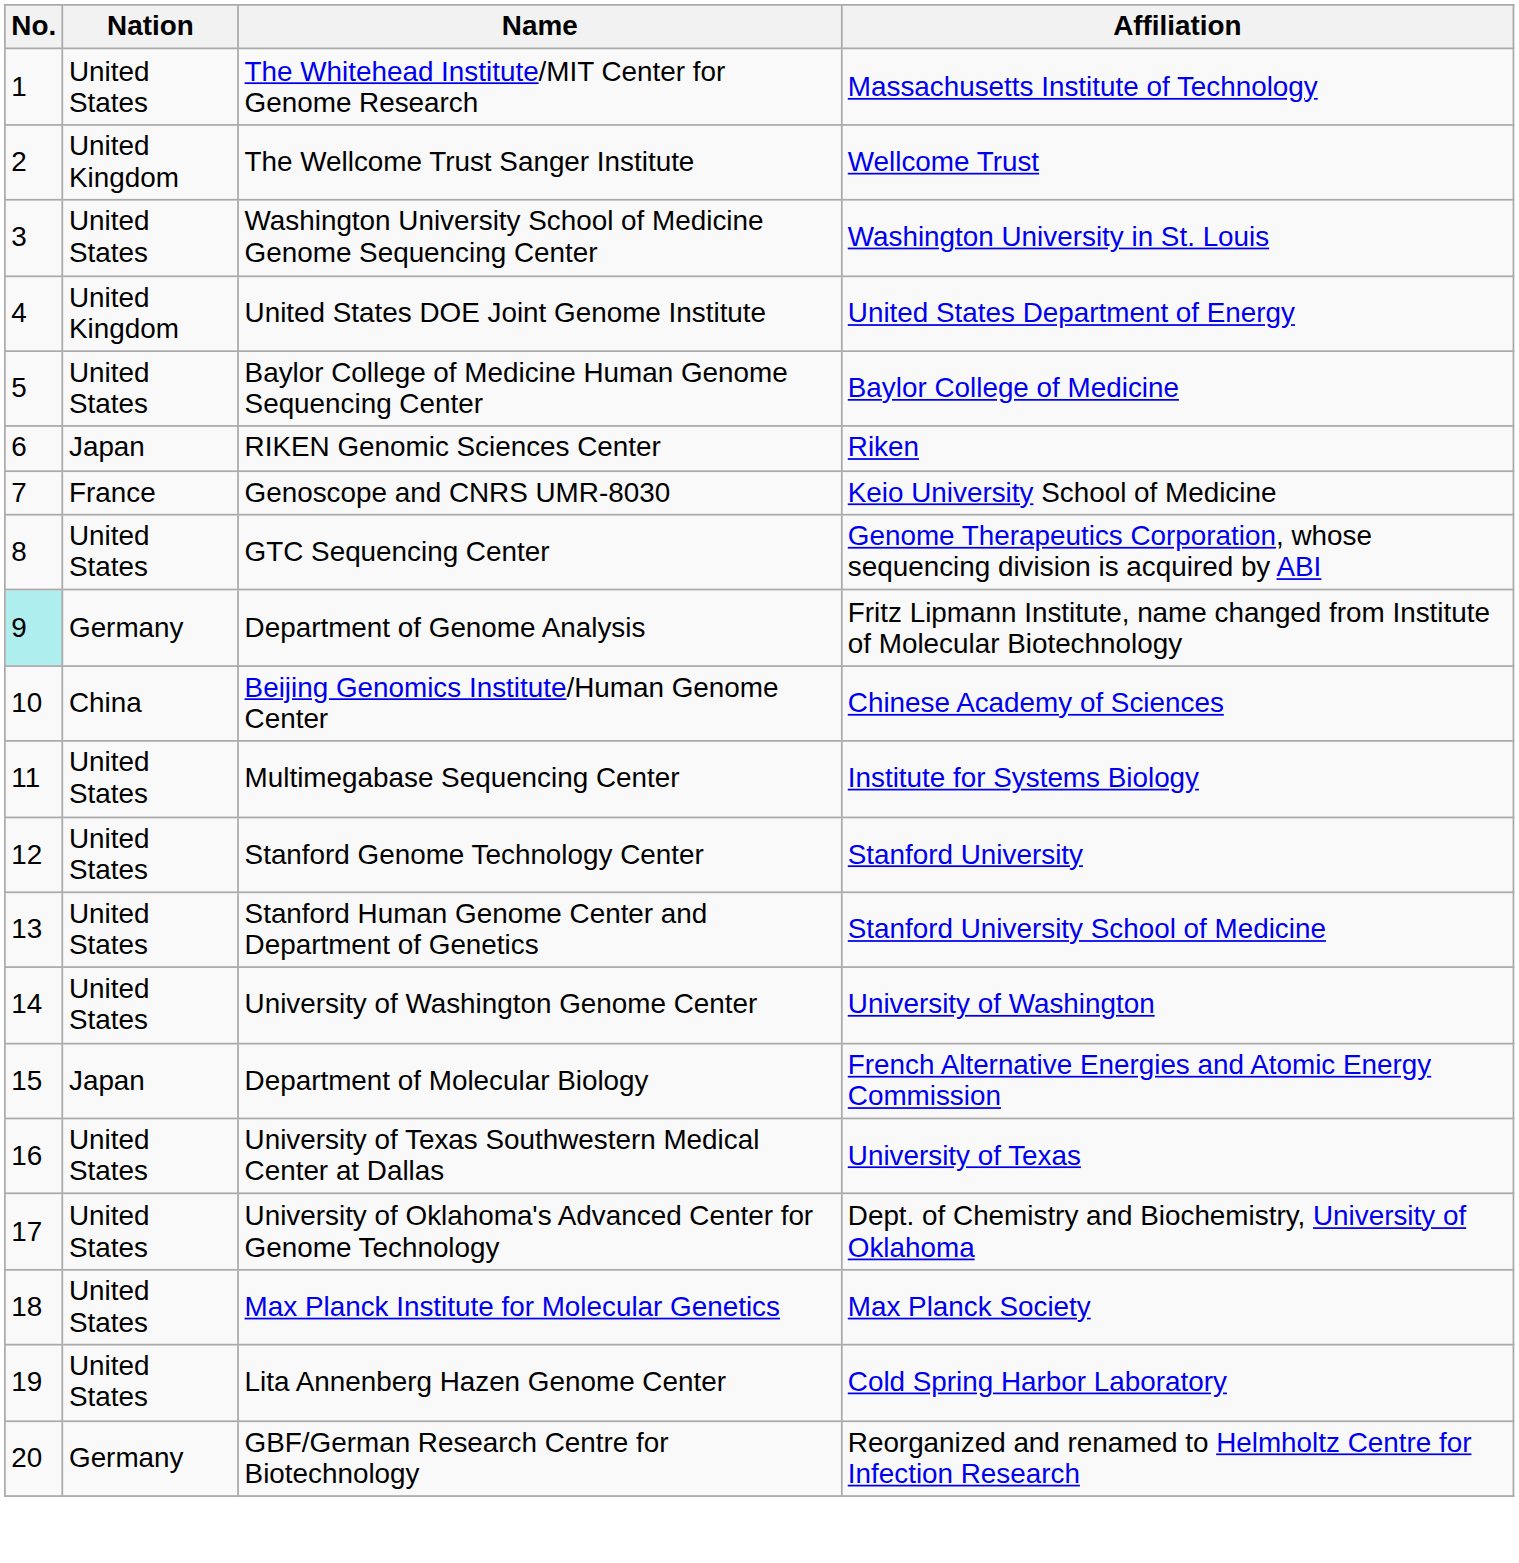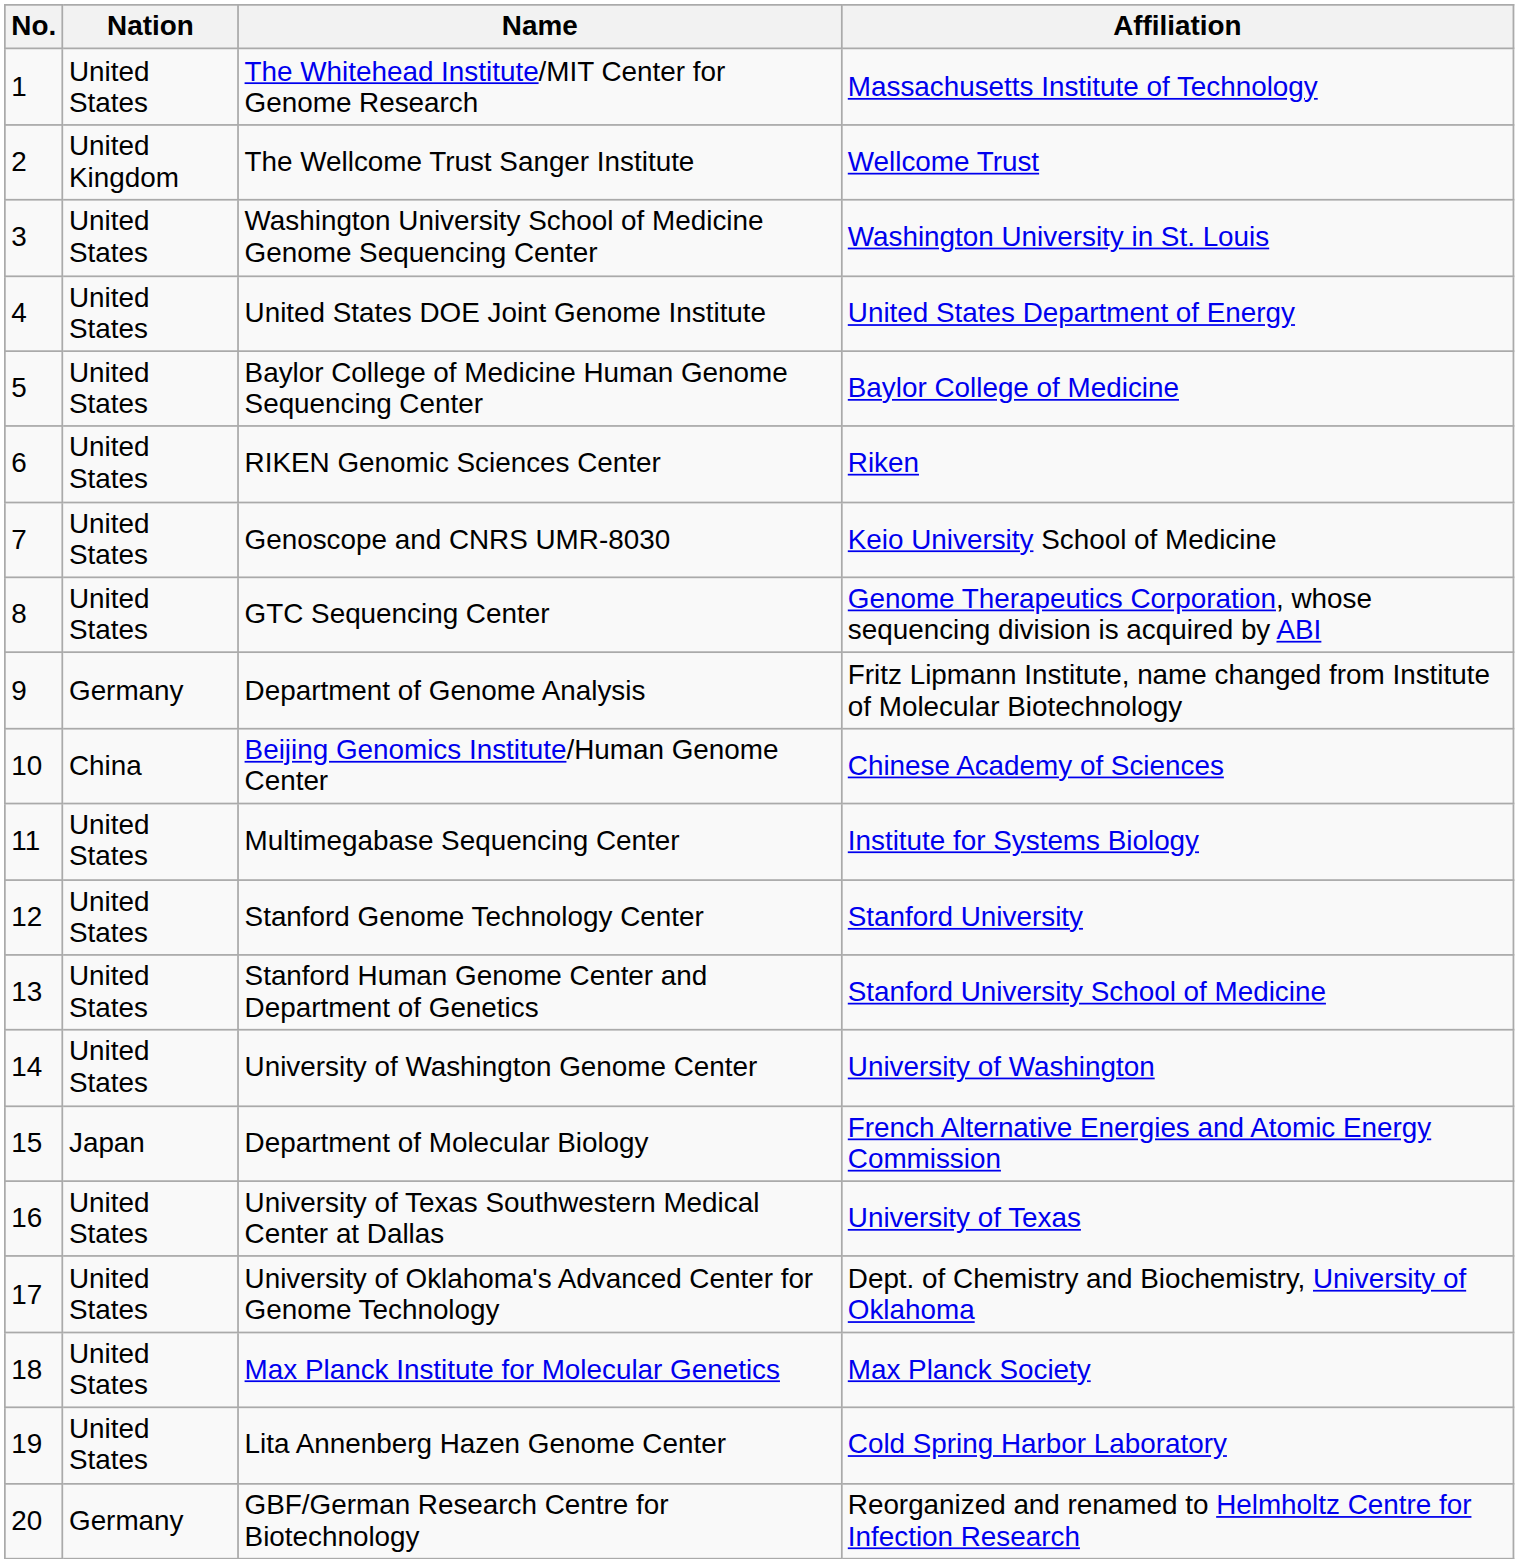(124, 312) United Kingdom -> (109, 312) United States
(107, 448) Japan -> (109, 463) United States
(112, 492) France -> (109, 539) United States
(19, 627) paleturquoise background -> (19, 690) no background
